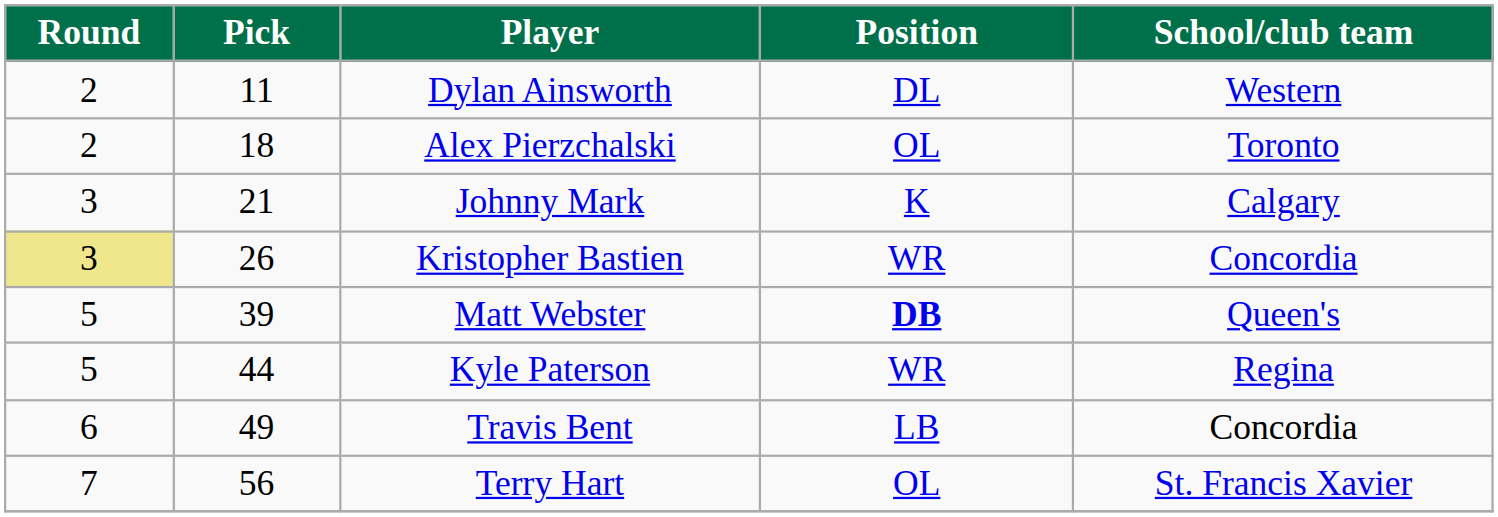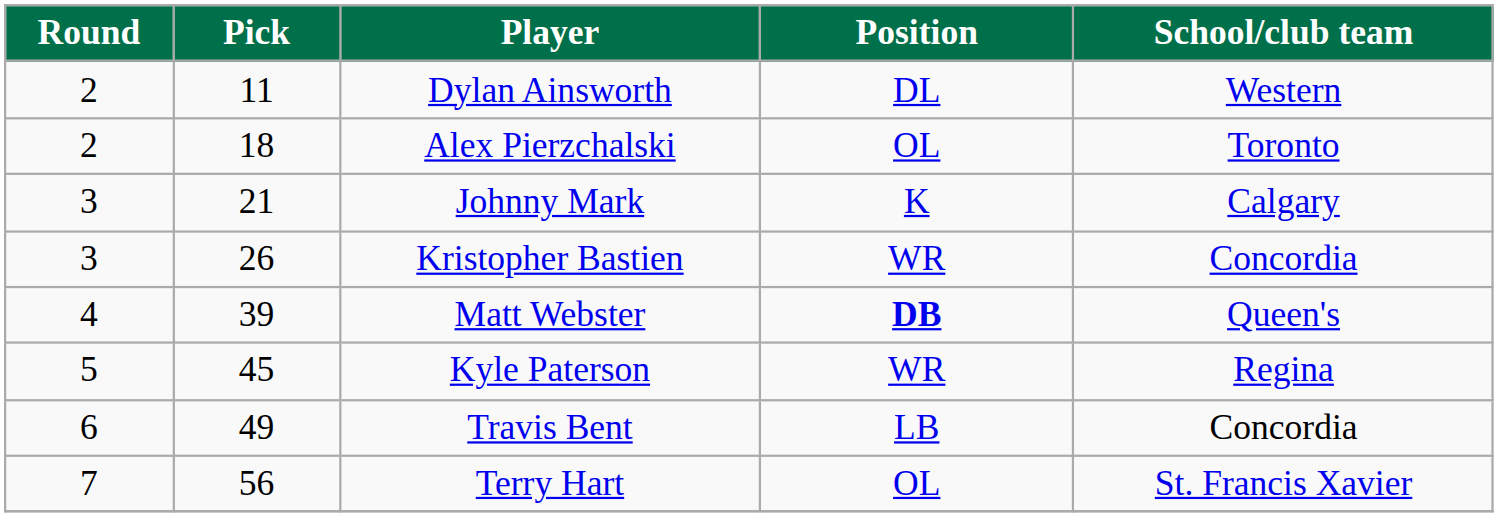(89, 257) khaki background -> (89, 257) no background
(89, 314) 5 -> (89, 314) 4
(257, 370) 44 -> (257, 370) 45
